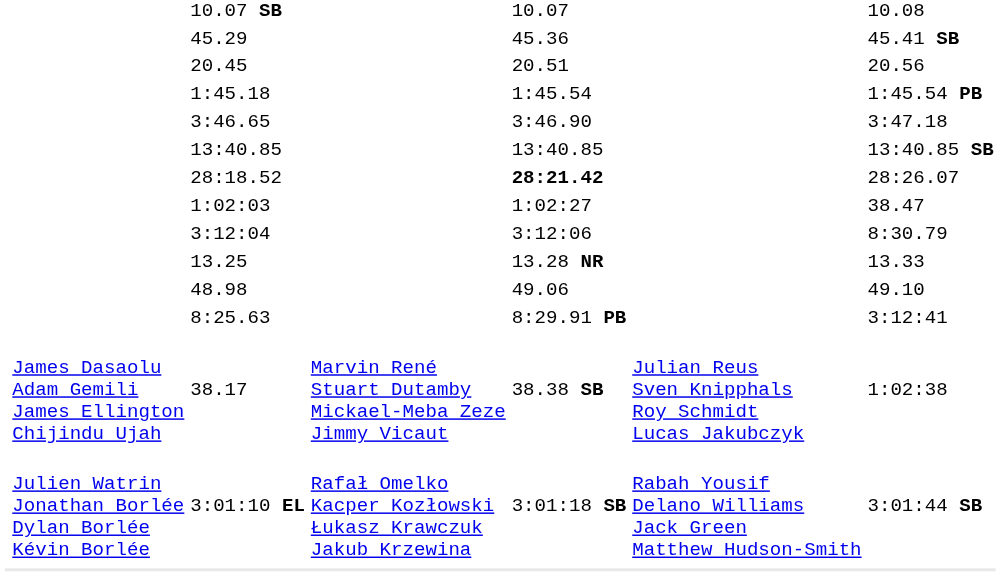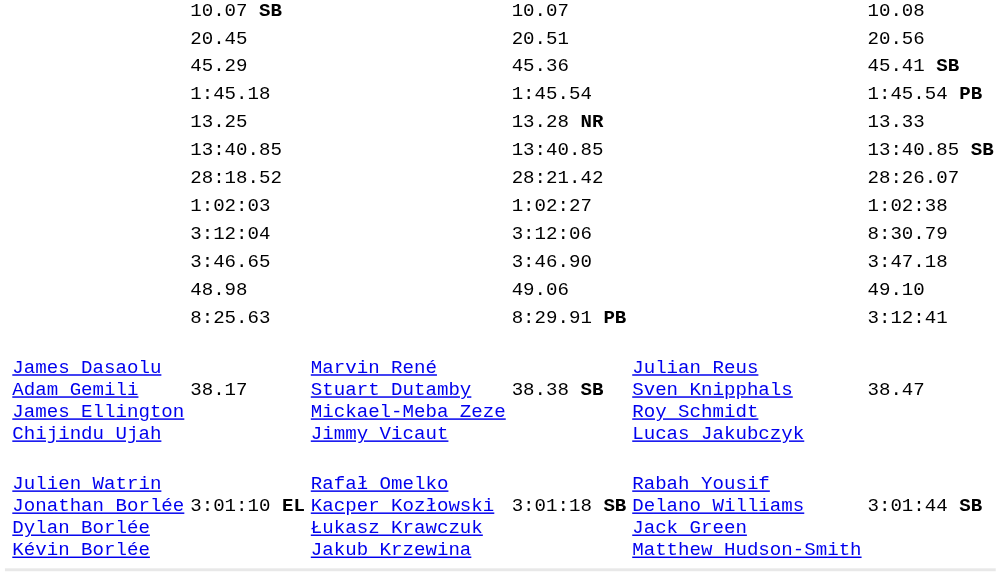rows swapped: (98, 66) <-> (98, 38)
rows swapped: (98, 122) <-> (98, 262)
(558, 178) bold -> (558, 178) normal
(896, 206) 38.47 -> (908, 206) 1:02:38
(908, 390) 1:02:38 -> (896, 390) 38.47
